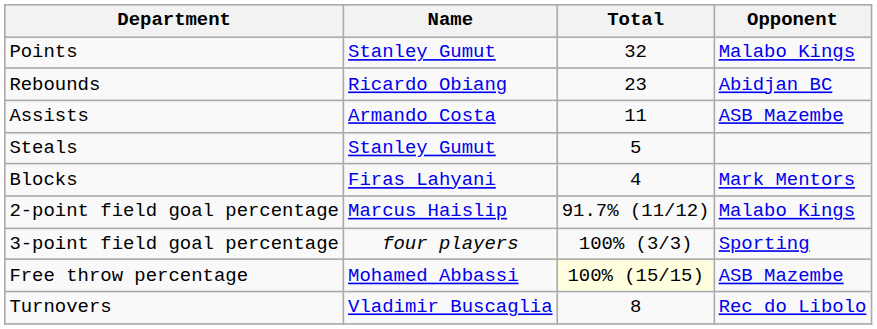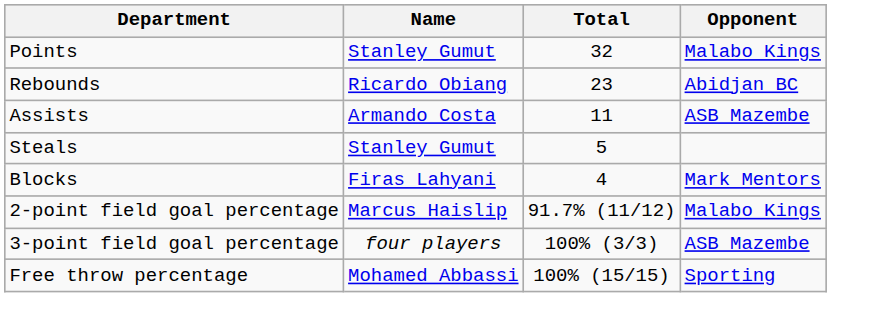(764, 243) Sporting -> (747, 243) ASB Mazembe
(636, 275) lightyellow background -> (602, 275) no background
(781, 275) ASB Mazembe -> (730, 275) Sporting
- row: (61, 307)
